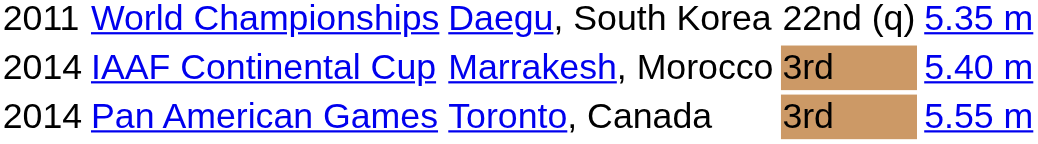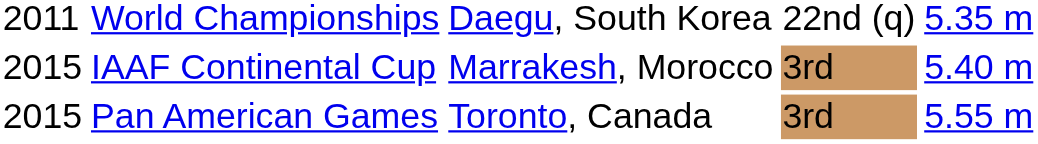(42, 67) 2014 -> (42, 67) 2015
(42, 116) 2014 -> (42, 116) 2015
